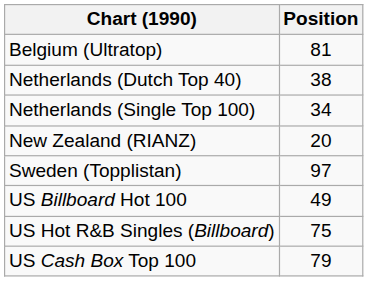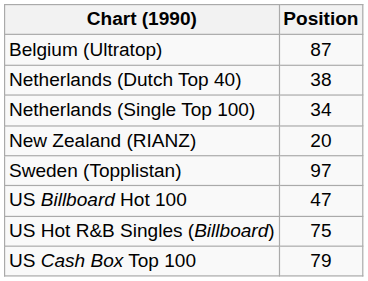(321, 49) 81 -> (321, 49) 87
(321, 200) 49 -> (321, 200) 47
